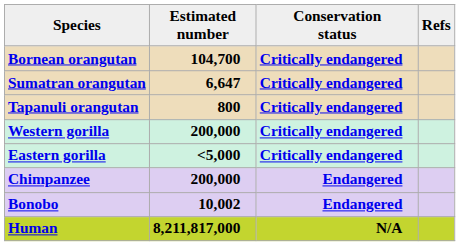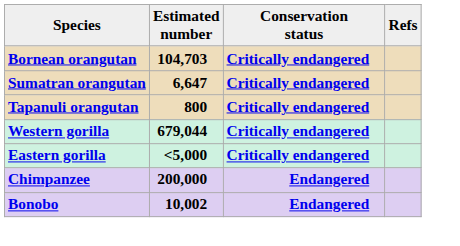(215, 58) 104,700 -> (182, 58) 104,703
(215, 131) 200,000 -> (182, 131) 679,044
- row: (33, 228)
